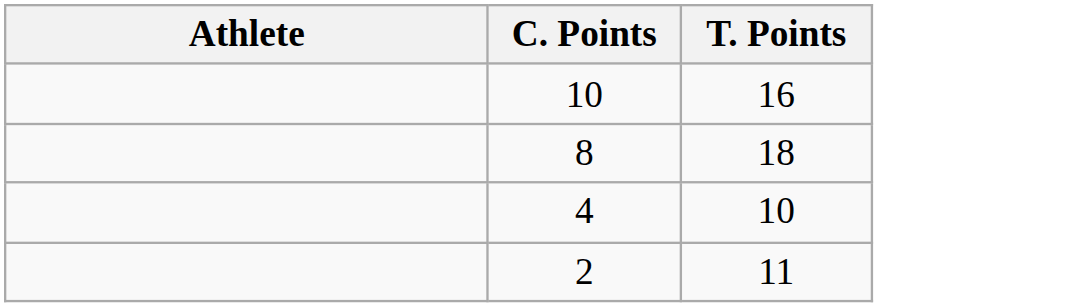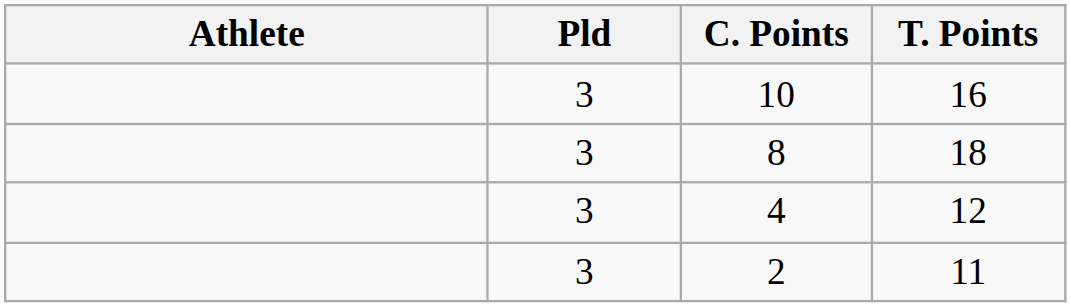+ column: (584, 34)
(776, 211) 10 -> (968, 211) 12
